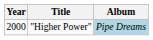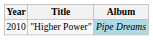(16, 27) 2000 -> (16, 27) 2010
